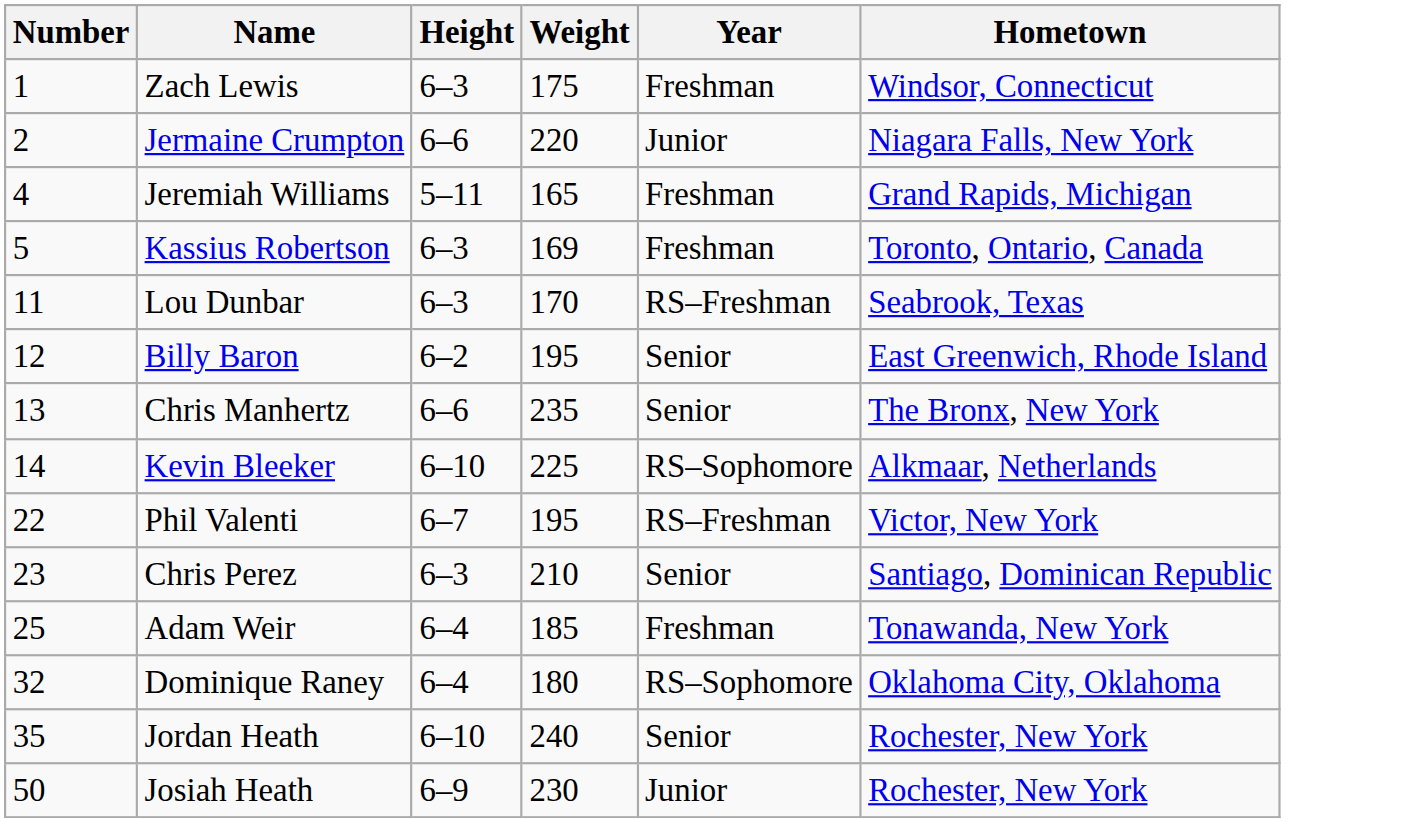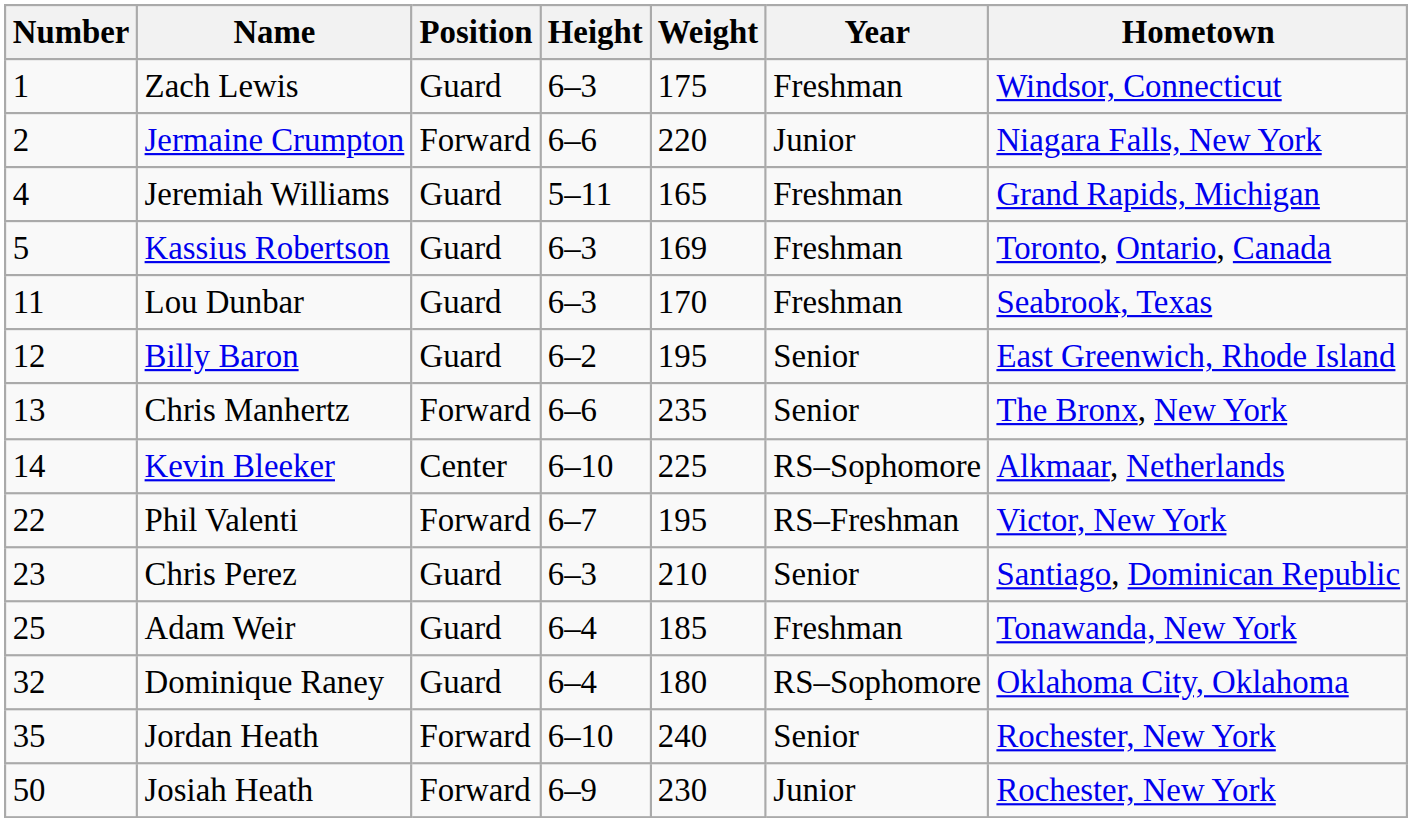+ column: (476, 31)
(738, 302) RS–Freshman -> (838, 302) Freshman
